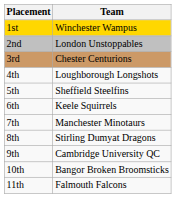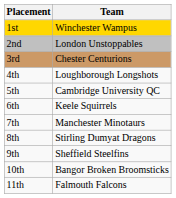(92, 91) Sheffield Steelfins -> (108, 91) Cambridge University QC
(108, 153) Cambridge University QC -> (92, 153) Sheffield Steelfins
